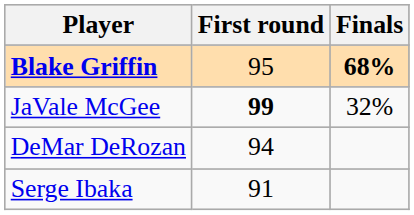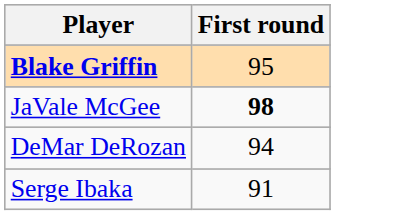- column: (370, 24)
(261, 106) 99 -> (261, 106) 98
